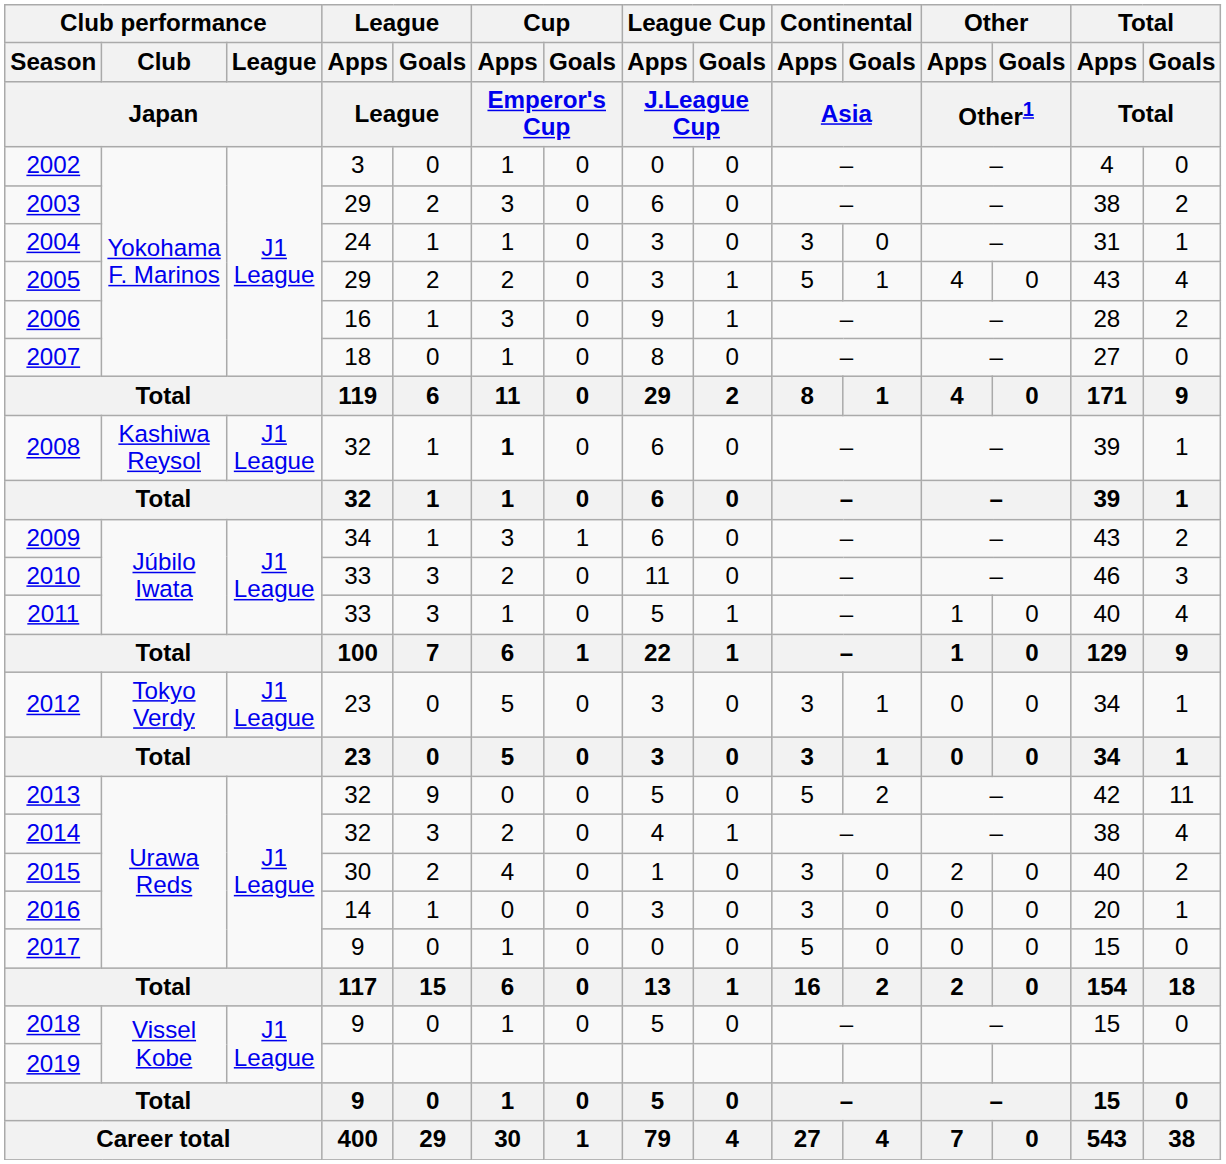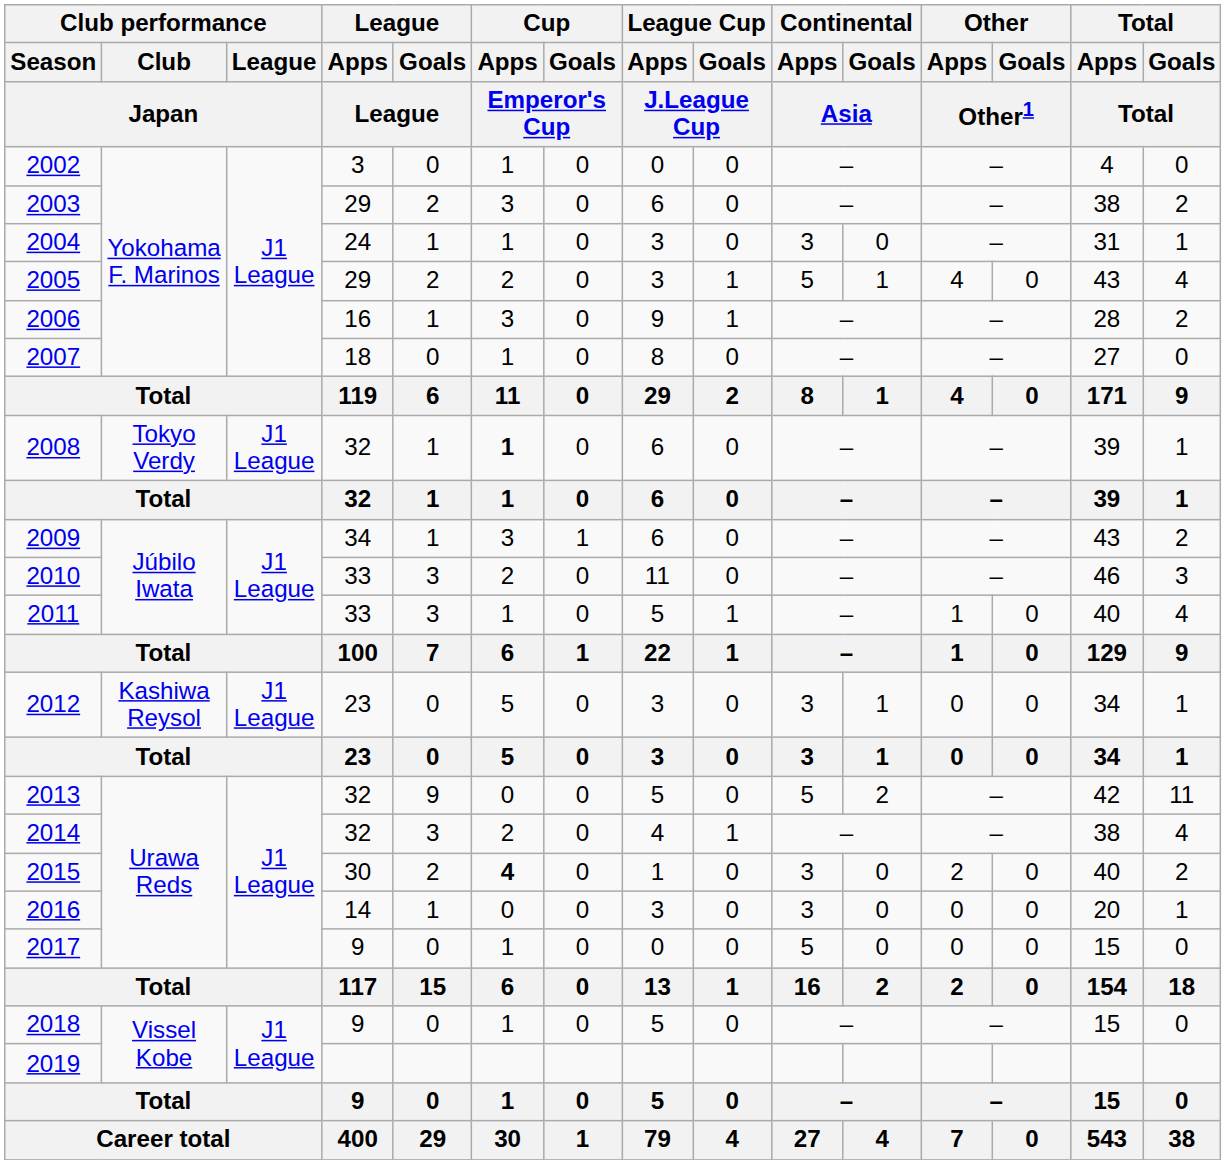(164, 447) Kashiwa Reysol -> (164, 447) Tokyo Verdy
(164, 704) Tokyo Verdy -> (164, 704) Kashiwa Reysol
(508, 871) normal -> (508, 871) bold
